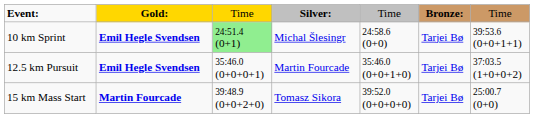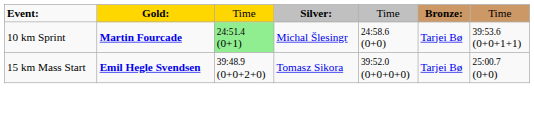(149, 37) Emil Hegle Svendsen -> (141, 37) Martin Fourcade
- row: (43, 67)
(140, 98) Martin Fourcade -> (150, 67) Emil Hegle Svendsen
